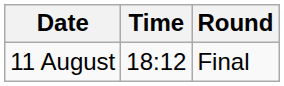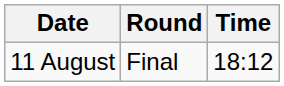columns swapped: (156, 23) <-> (235, 23)
